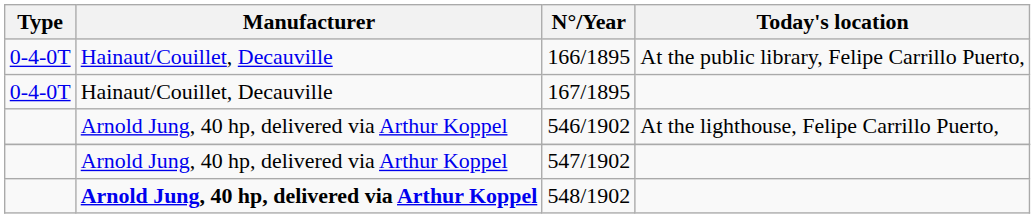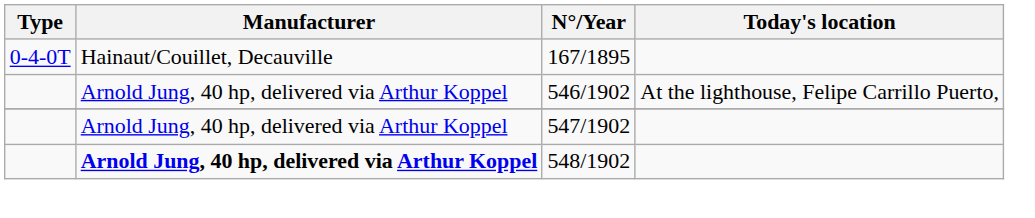- row: (589, 56)
